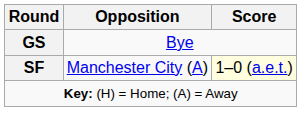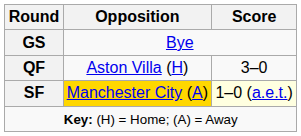+ row: (34, 67)
(137, 67) no background -> (137, 93) gold background
